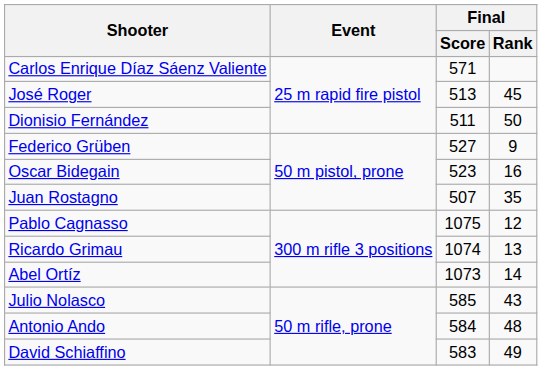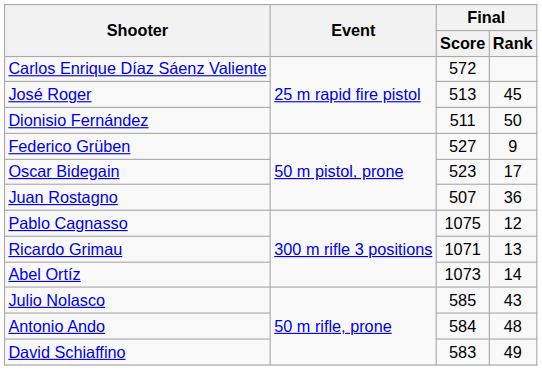(463, 69) 571 -> (463, 69) 572
(513, 172) 16 -> (513, 172) 17
(513, 198) 35 -> (513, 198) 36
(463, 249) 1074 -> (463, 249) 1071
